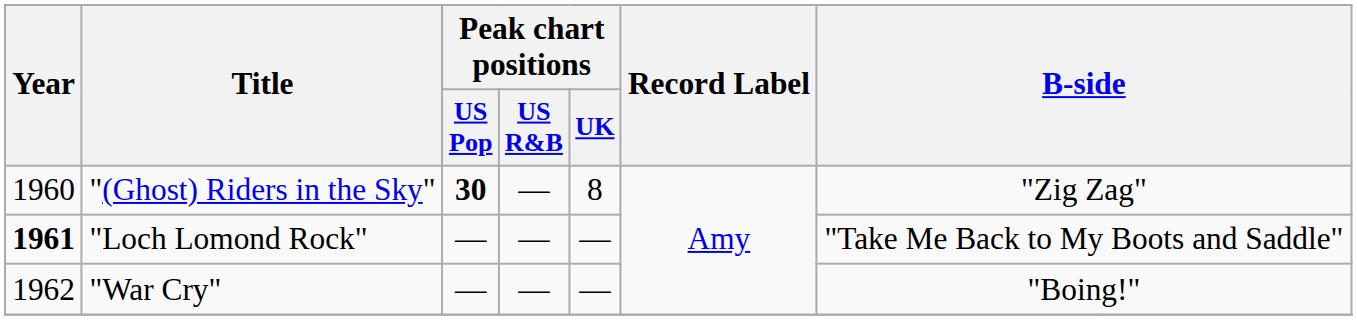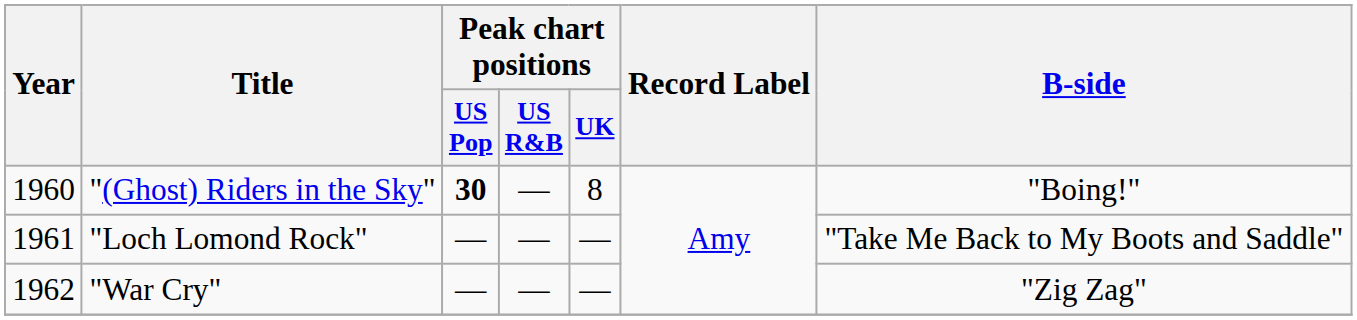(1084, 189) "Zig Zag" -> (1084, 189) "Boing!"
(44, 239) bold -> (44, 239) normal
(1084, 288) "Boing!" -> (1084, 288) "Zig Zag"
